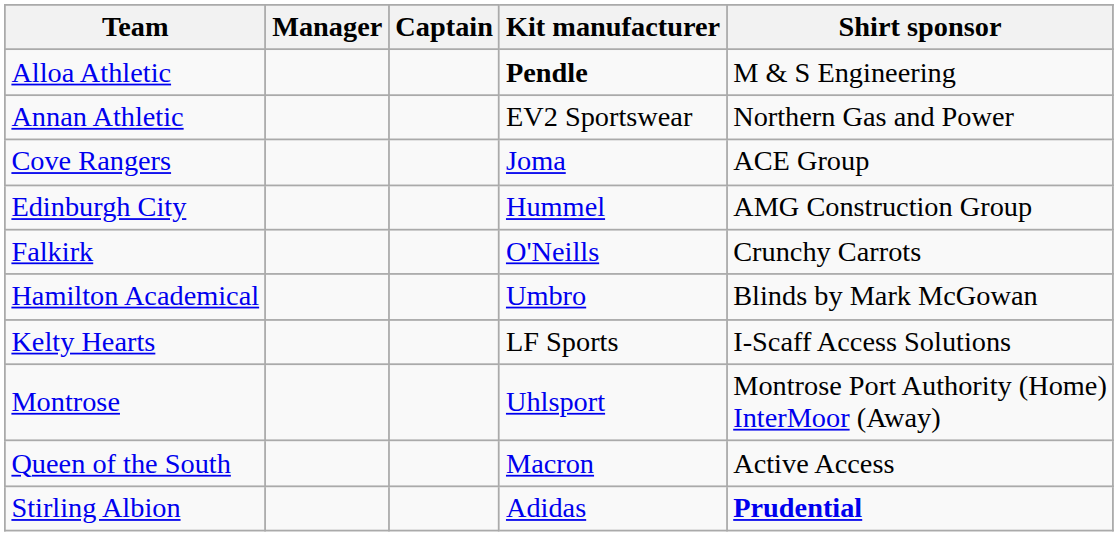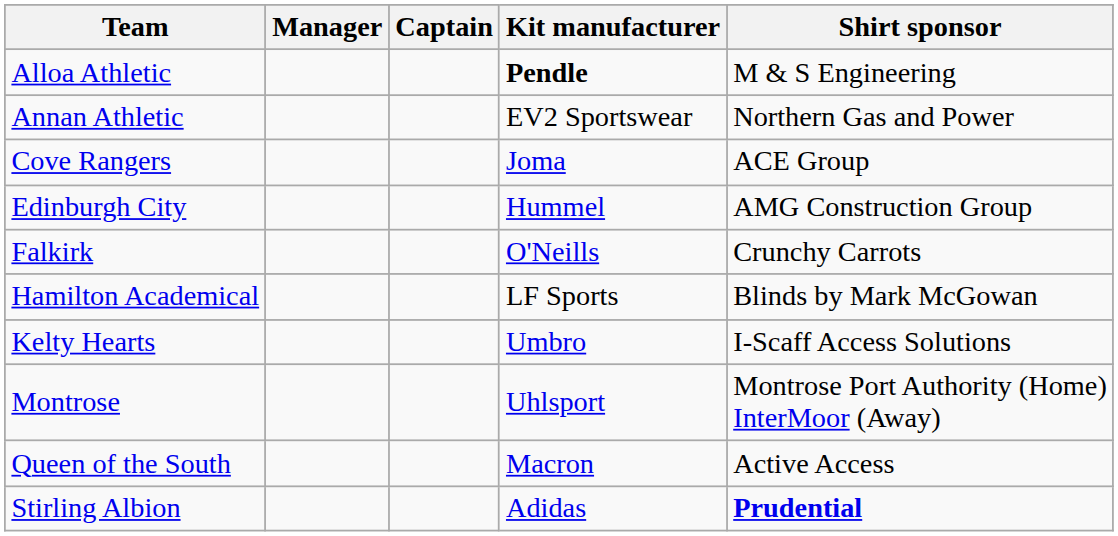(546, 296) Umbro -> (562, 296) LF Sports
(562, 341) LF Sports -> (546, 341) Umbro
